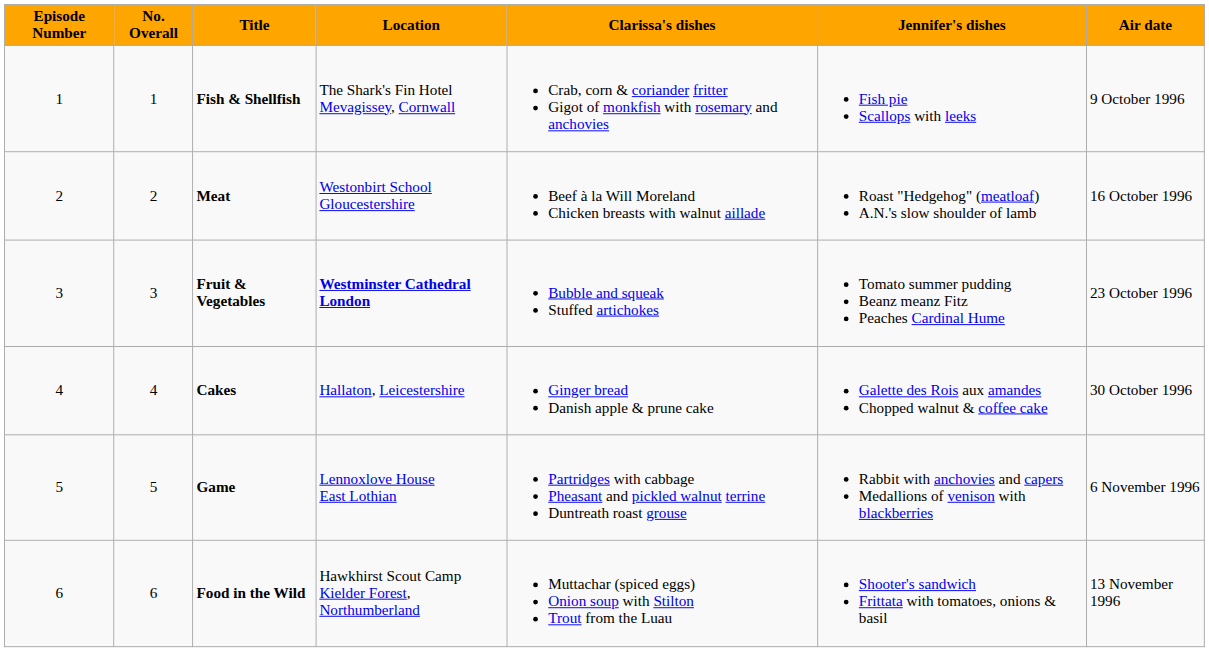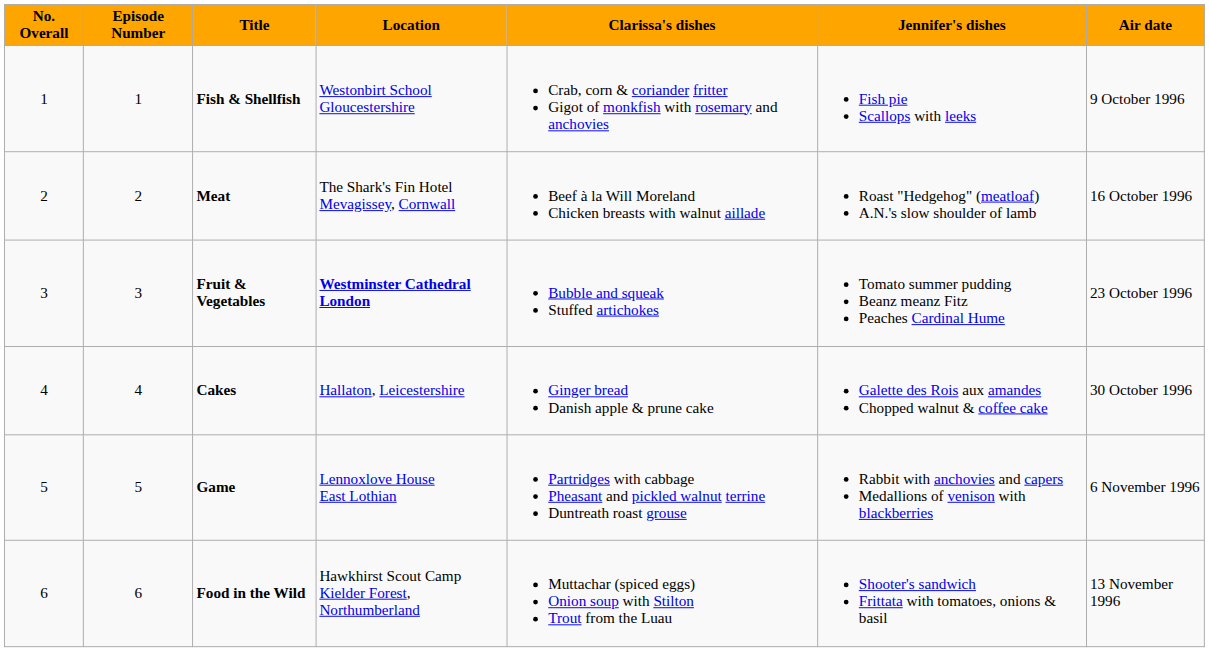columns swapped: (154, 25) <-> (59, 25)
(387, 98) The Shark's Fin Hotel Mevagissey, Cornwall -> (376, 98) Westonbirt School Gloucestershire
(376, 195) Westonbirt School Gloucestershire -> (387, 195) The Shark's Fin Hotel Mevagissey, Cornwall
